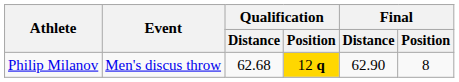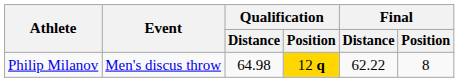(254, 65) 62.68 -> (254, 65) 64.98
(368, 65) 62.90 -> (368, 65) 62.22
